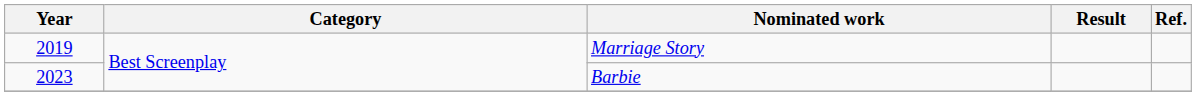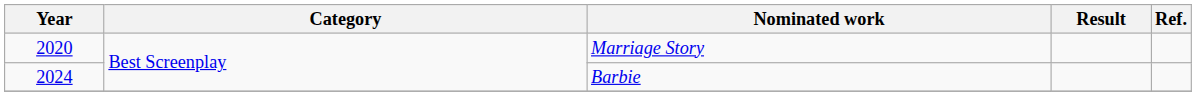(54, 47) 2019 -> (54, 47) 2020
(54, 76) 2023 -> (54, 76) 2024
